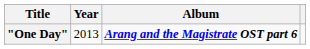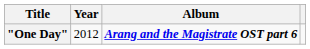(86, 34) 2013 -> (86, 34) 2012
